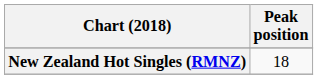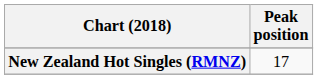(281, 61) 18 -> (281, 61) 17
